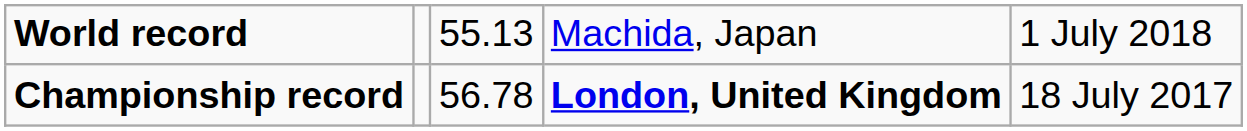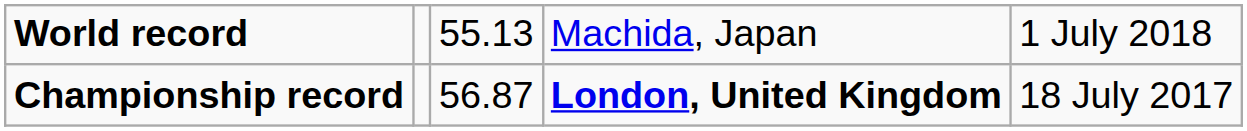(486, 94) 56.78 -> (486, 94) 56.87
